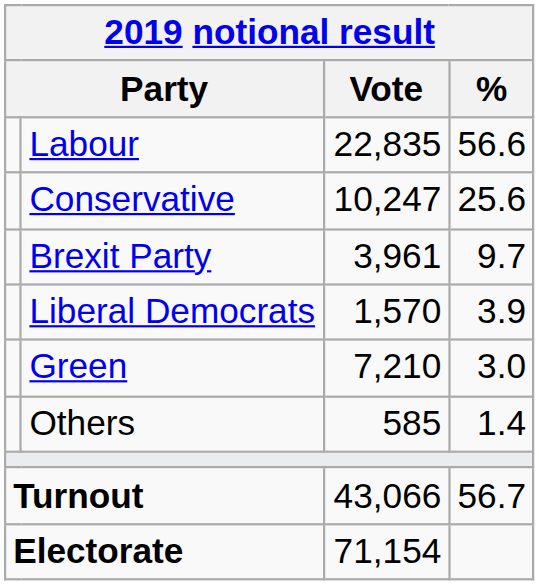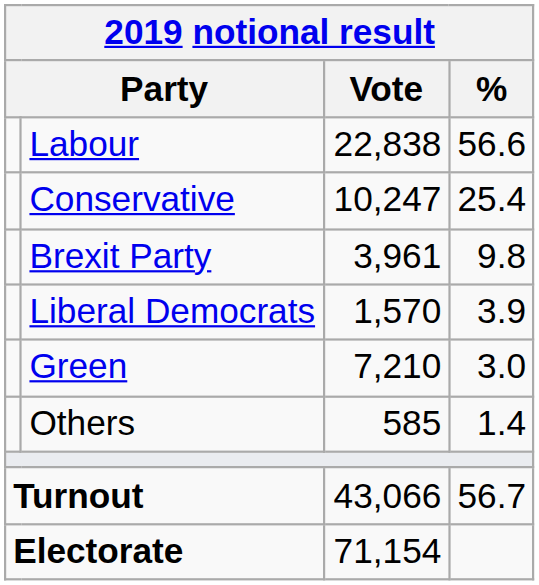(387, 144) 22,835 -> (387, 144) 22,838
(492, 199) 25.6 -> (492, 199) 25.4
(502, 255) 9.7 -> (502, 255) 9.8
